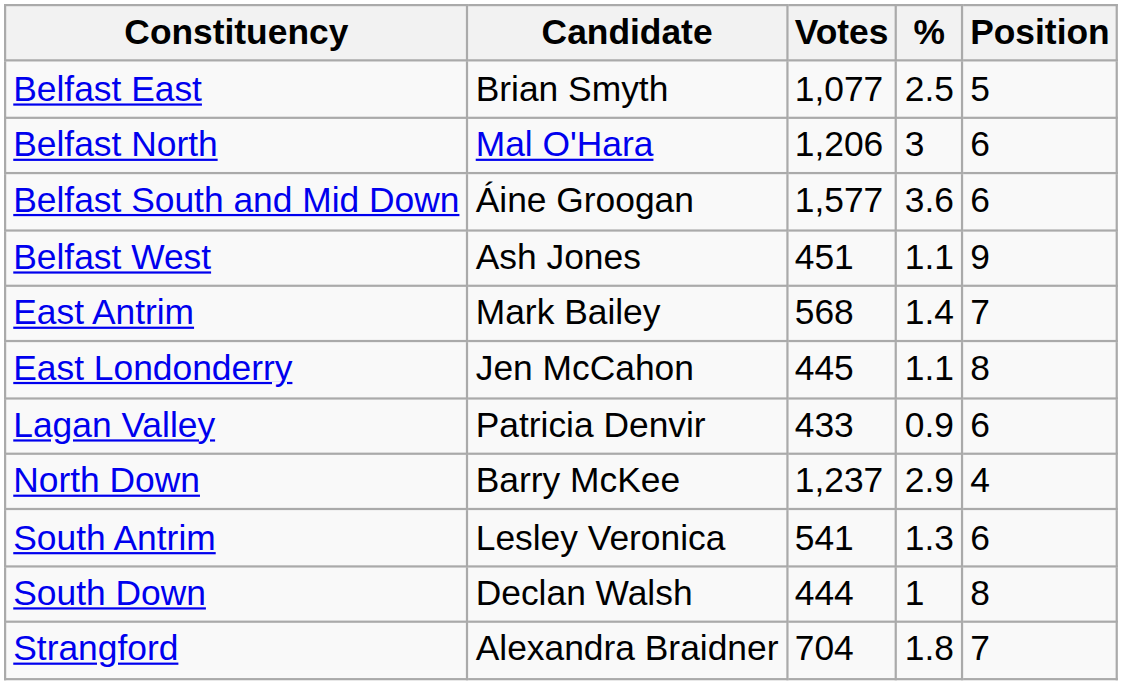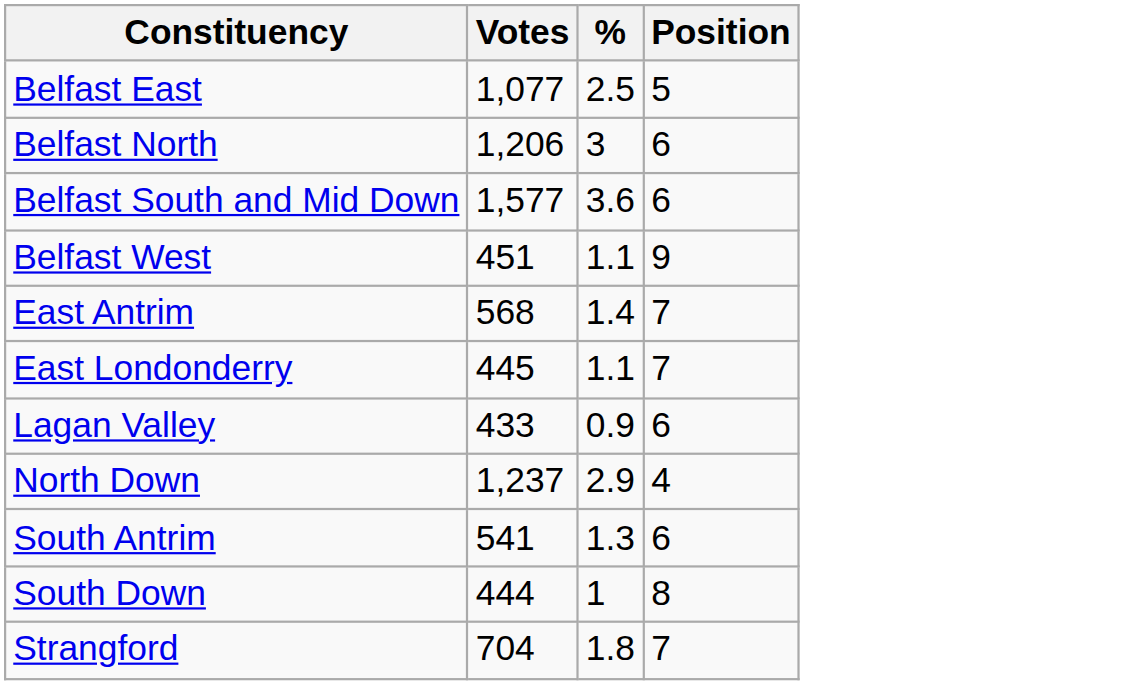- column: (627, 32)
(980, 369) 8 -> (661, 369) 7
